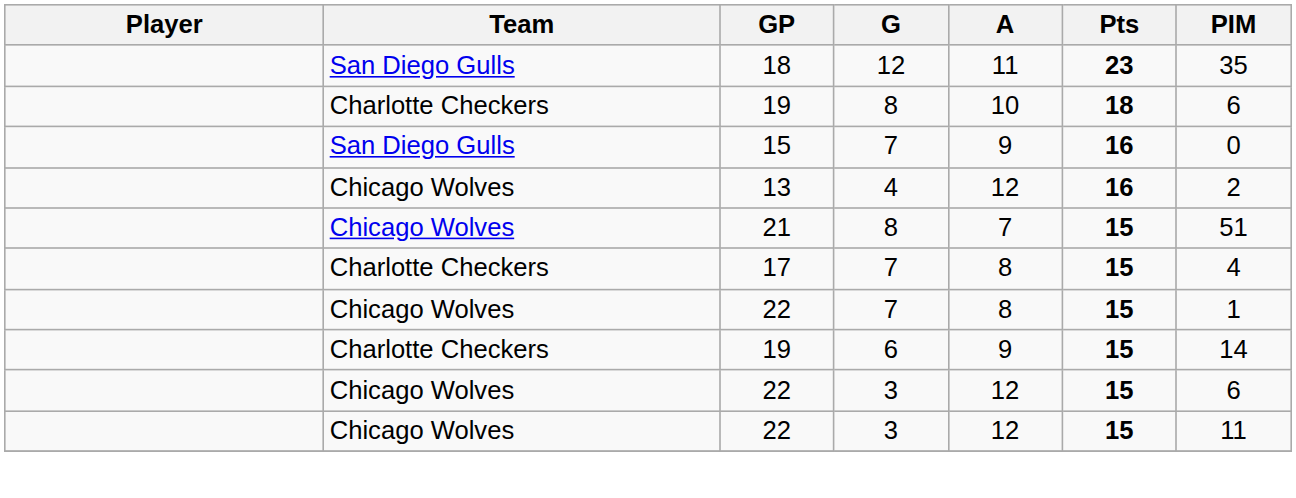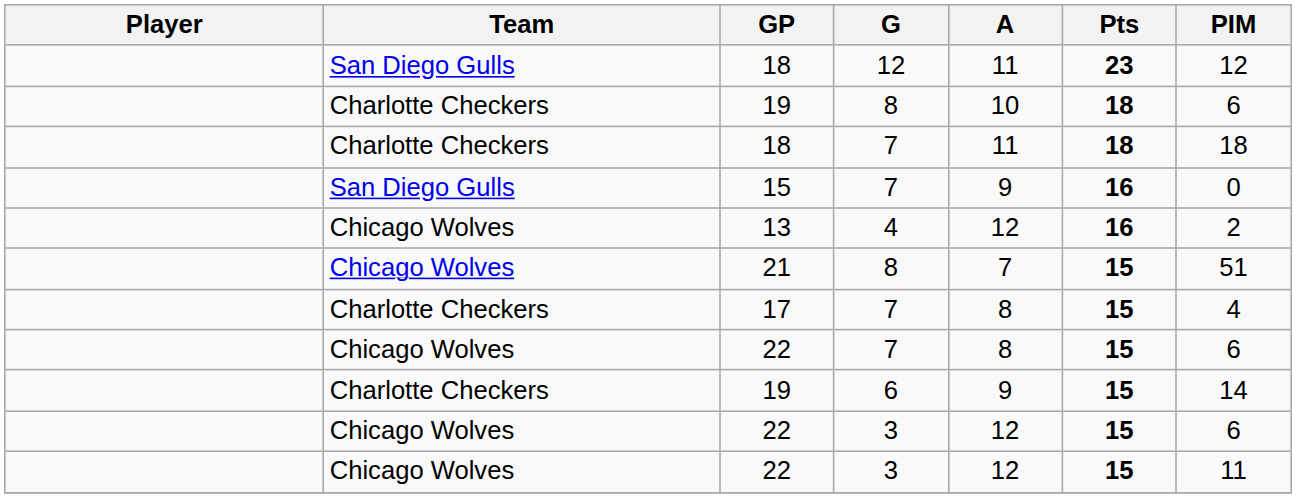(1233, 65) 35 -> (1233, 65) 12
+ row: (777, 146)
(1234, 308) 1 -> (1234, 349) 6
